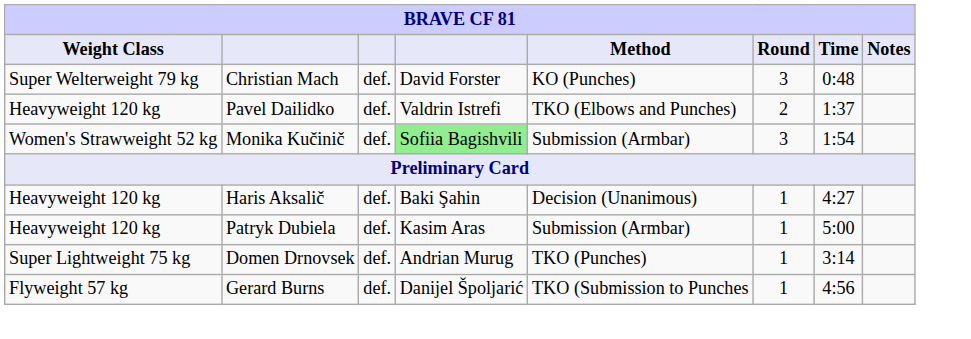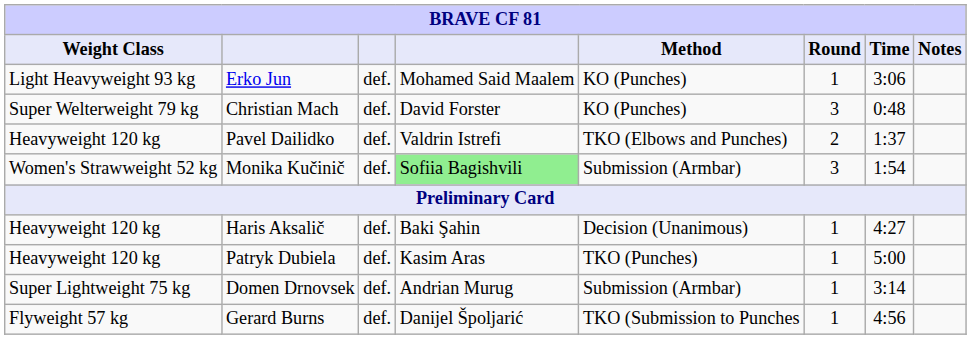+ row: (259, 79)
(611, 228) Submission (Armbar) -> (640, 258) TKO (Punches)
(589, 258) TKO (Punches) -> (662, 288) Submission (Armbar)
